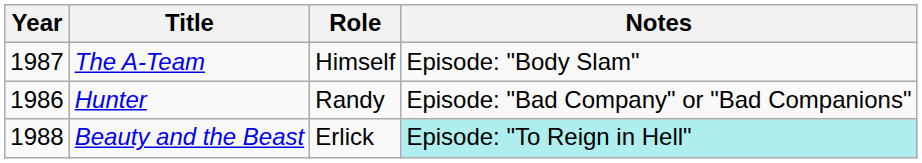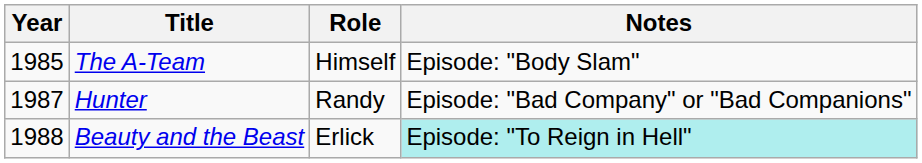(37, 61) 1987 -> (37, 61) 1985
(37, 99) 1986 -> (37, 99) 1987
